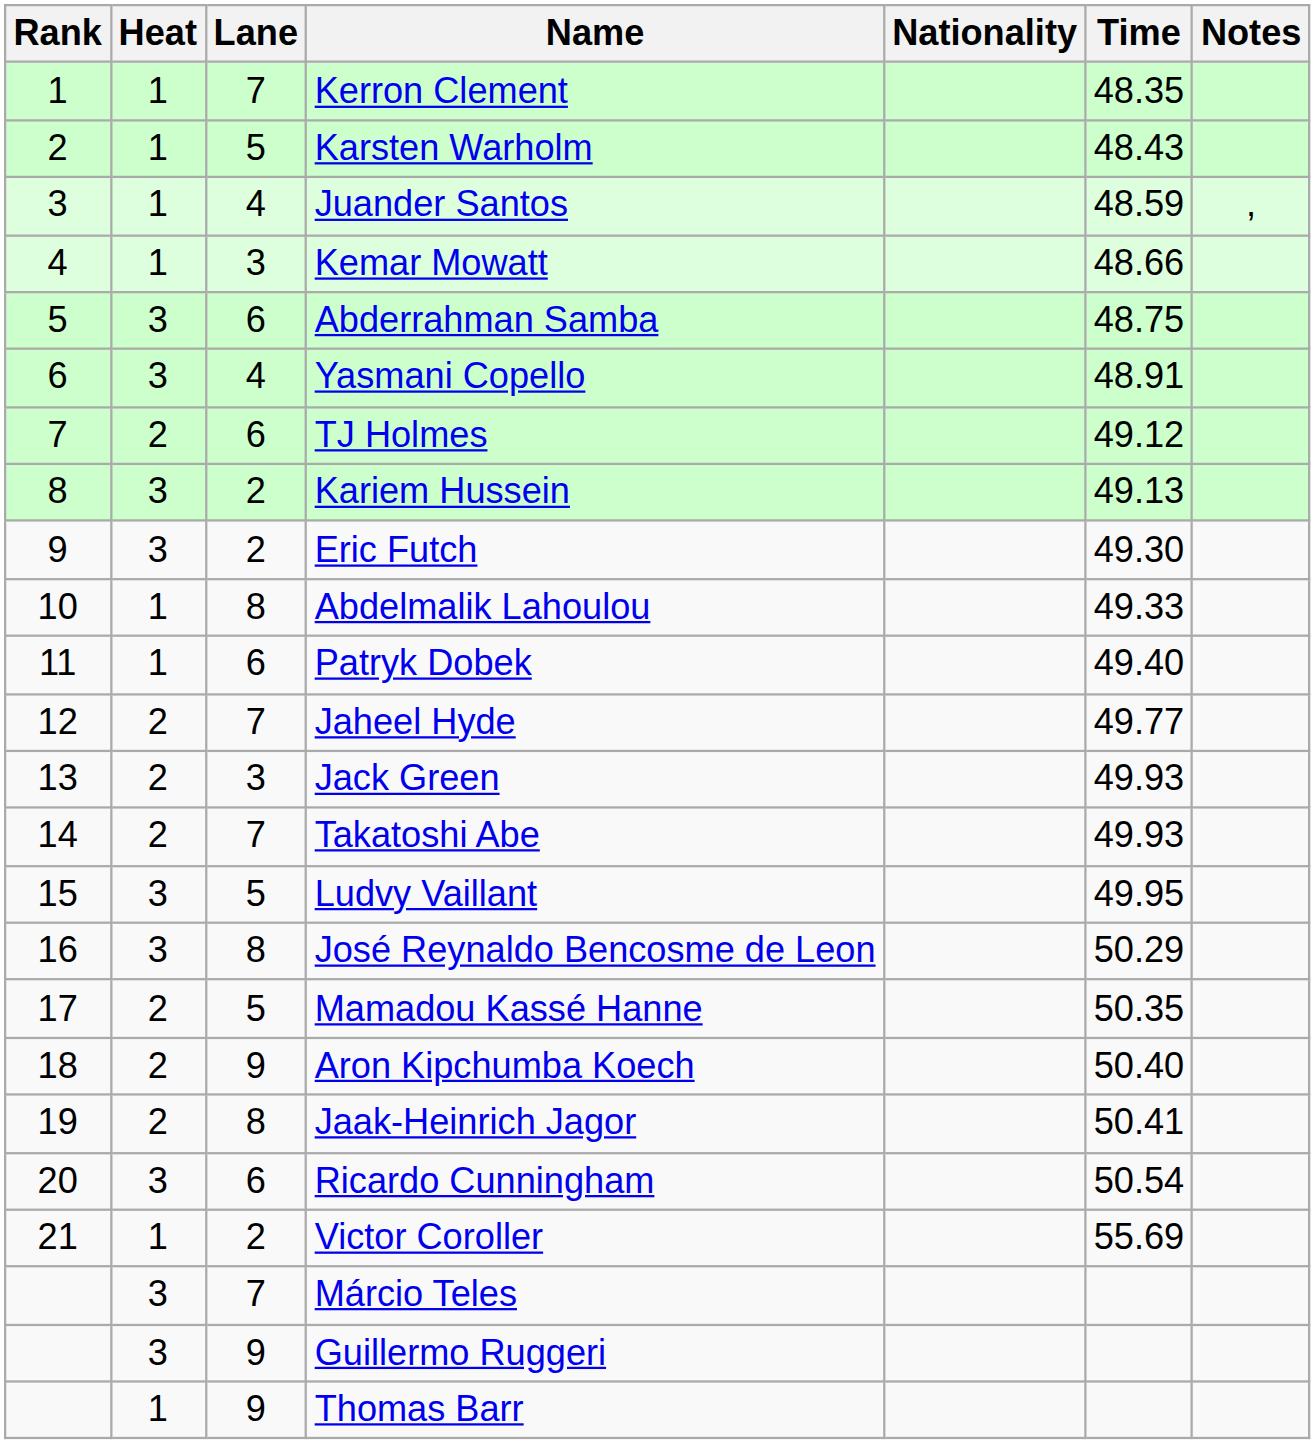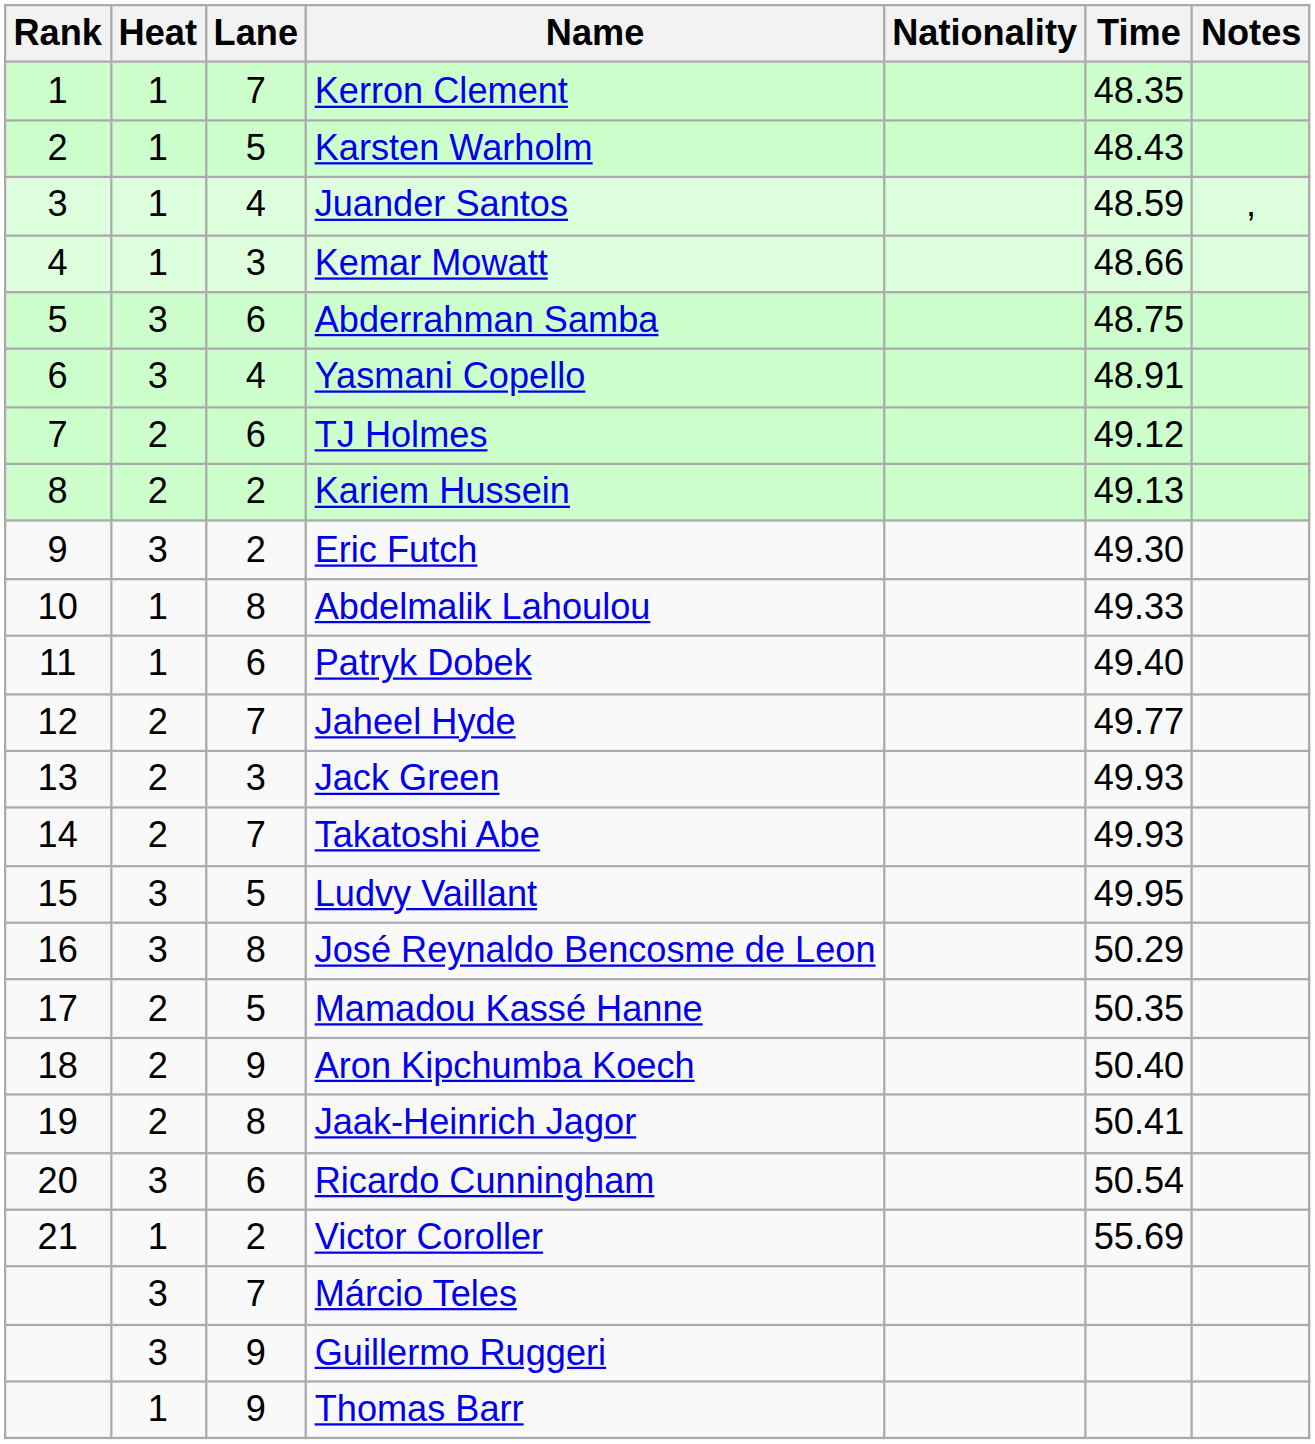(158, 491) 3 -> (158, 491) 2
